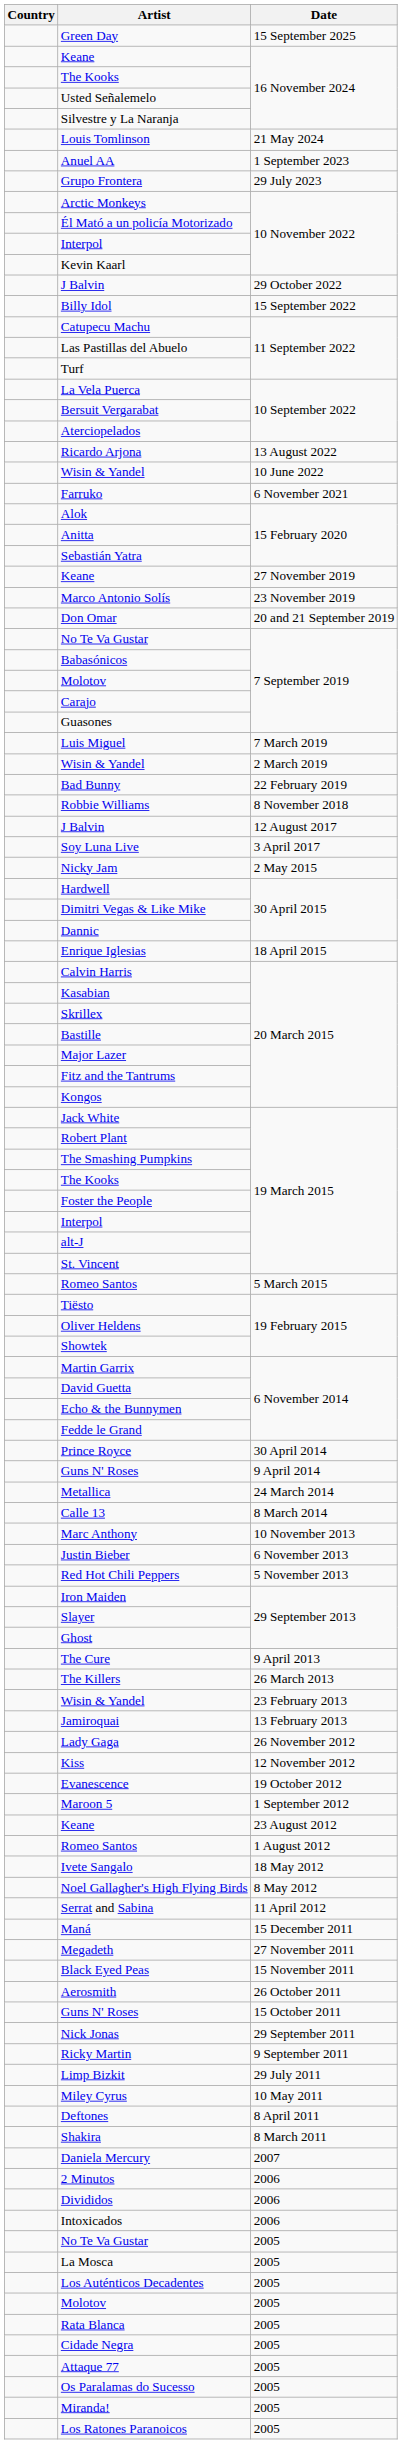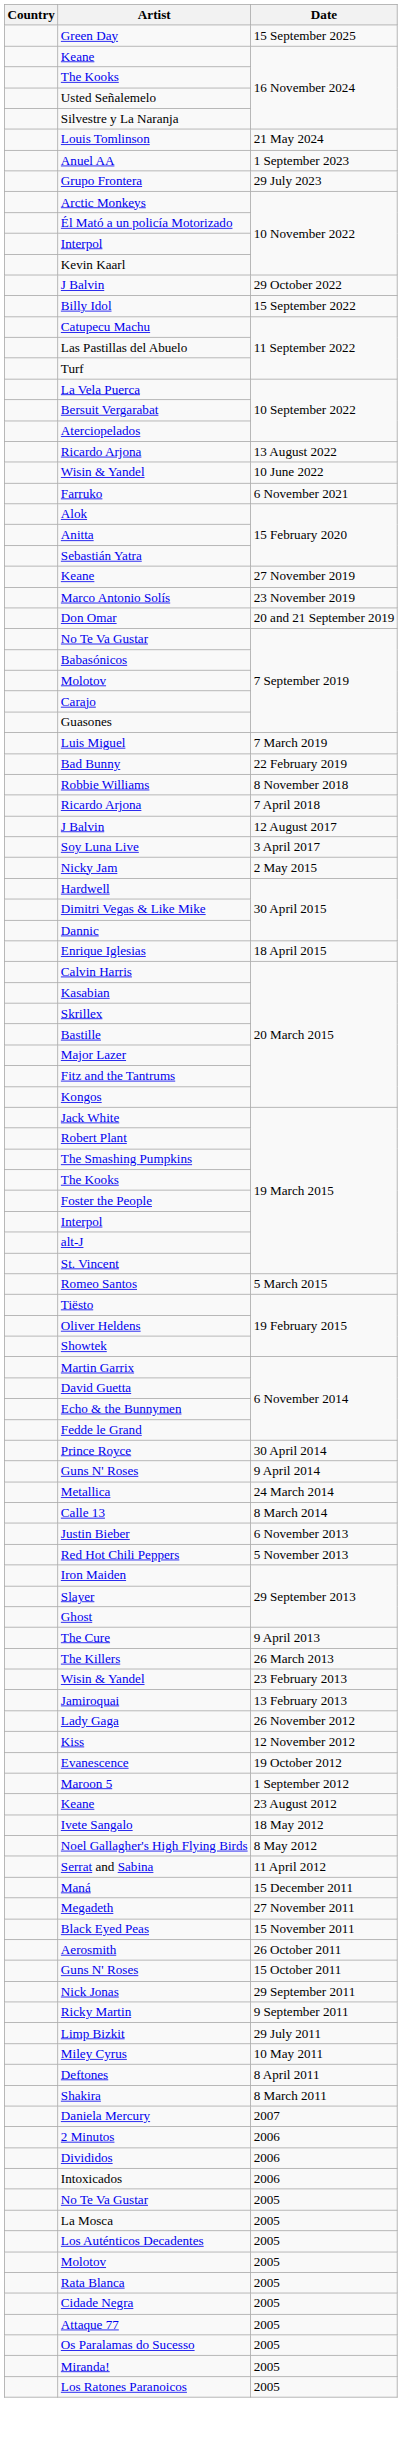- row: (103, 763)
+ row: (101, 805)
- row: (99, 1533)
- row: (99, 1845)
